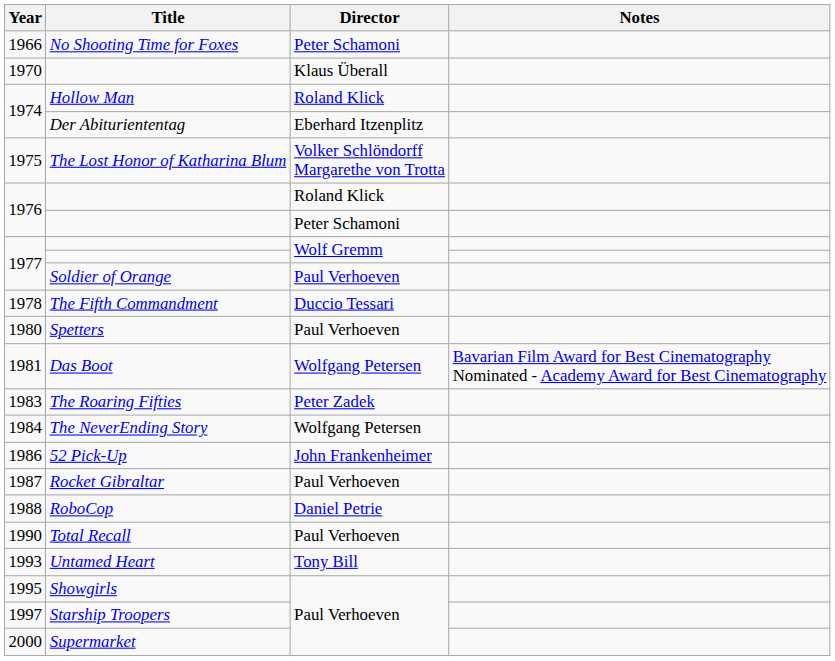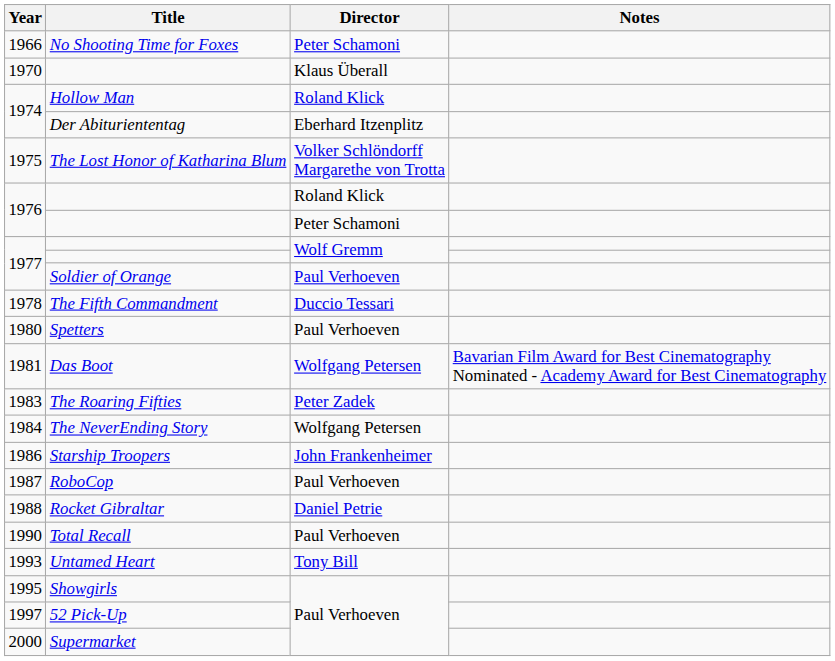(88, 455) 52 Pick-Up -> (110, 455) Starship Troopers
(107, 481) Rocket Gibraltar -> (81, 481) RoboCop
(81, 508) RoboCop -> (107, 508) Rocket Gibraltar
(110, 615) Starship Troopers -> (88, 615) 52 Pick-Up
